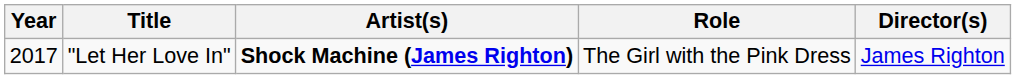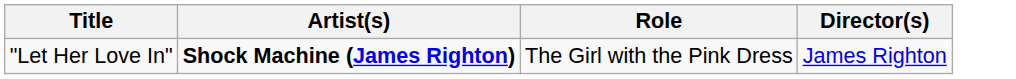- column: (34, 21)
